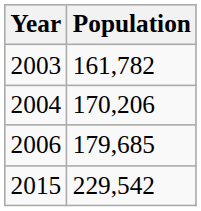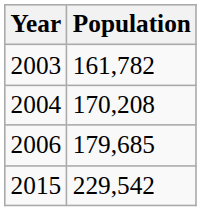(114, 104) 170,206 -> (114, 104) 170,208
